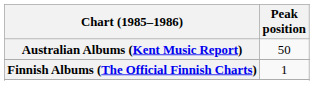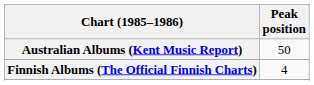(284, 69) 1 -> (284, 69) 4
